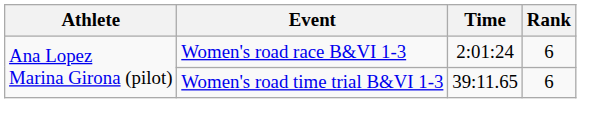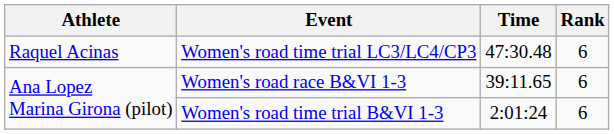+ row: (329, 51)
(485, 51) 2:01:24 -> (518, 82) 39:11.65
(485, 82) 39:11.65 -> (518, 113) 2:01:24
